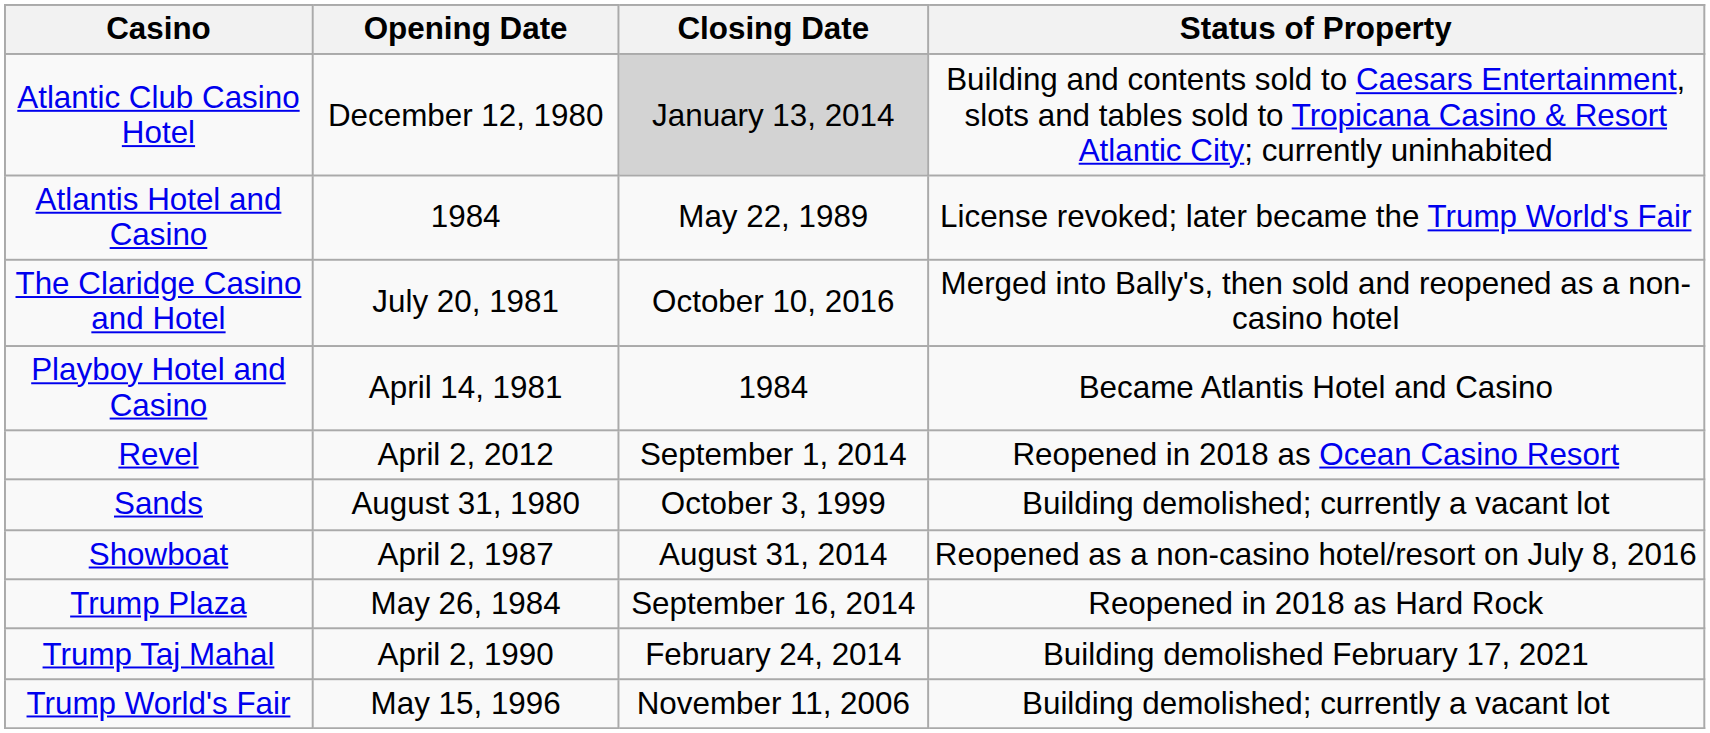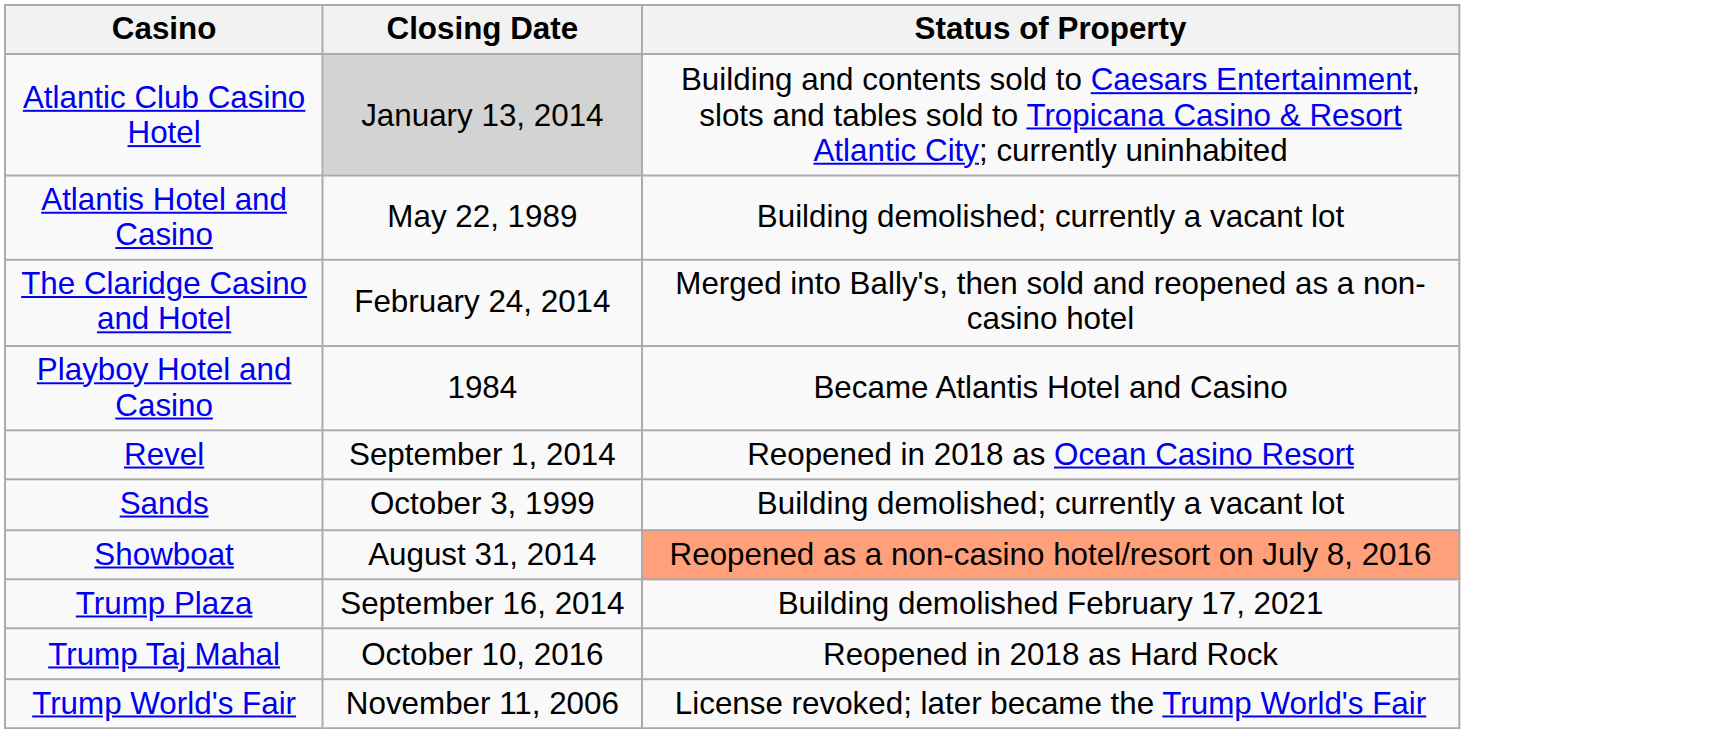- column: (466, 29)
(1316, 217) License revoked; later became the Trump World's Fair -> (1051, 217) Building demolished; currently a vacant lot
(773, 302) October 10, 2016 -> (482, 302) February 24, 2014
(1316, 553) no background -> (1051, 553) lightsalmon background
(1316, 603) Reopened in 2018 as Hard Rock -> (1051, 603) Building demolished February 17, 2021
(773, 653) February 24, 2014 -> (482, 653) October 10, 2016
(1316, 653) Building demolished February 17, 2021 -> (1051, 653) Reopened in 2018 as Hard Rock
(1316, 703) Building demolished; currently a vacant lot -> (1051, 703) License revoked; later became the Trump World's Fair
